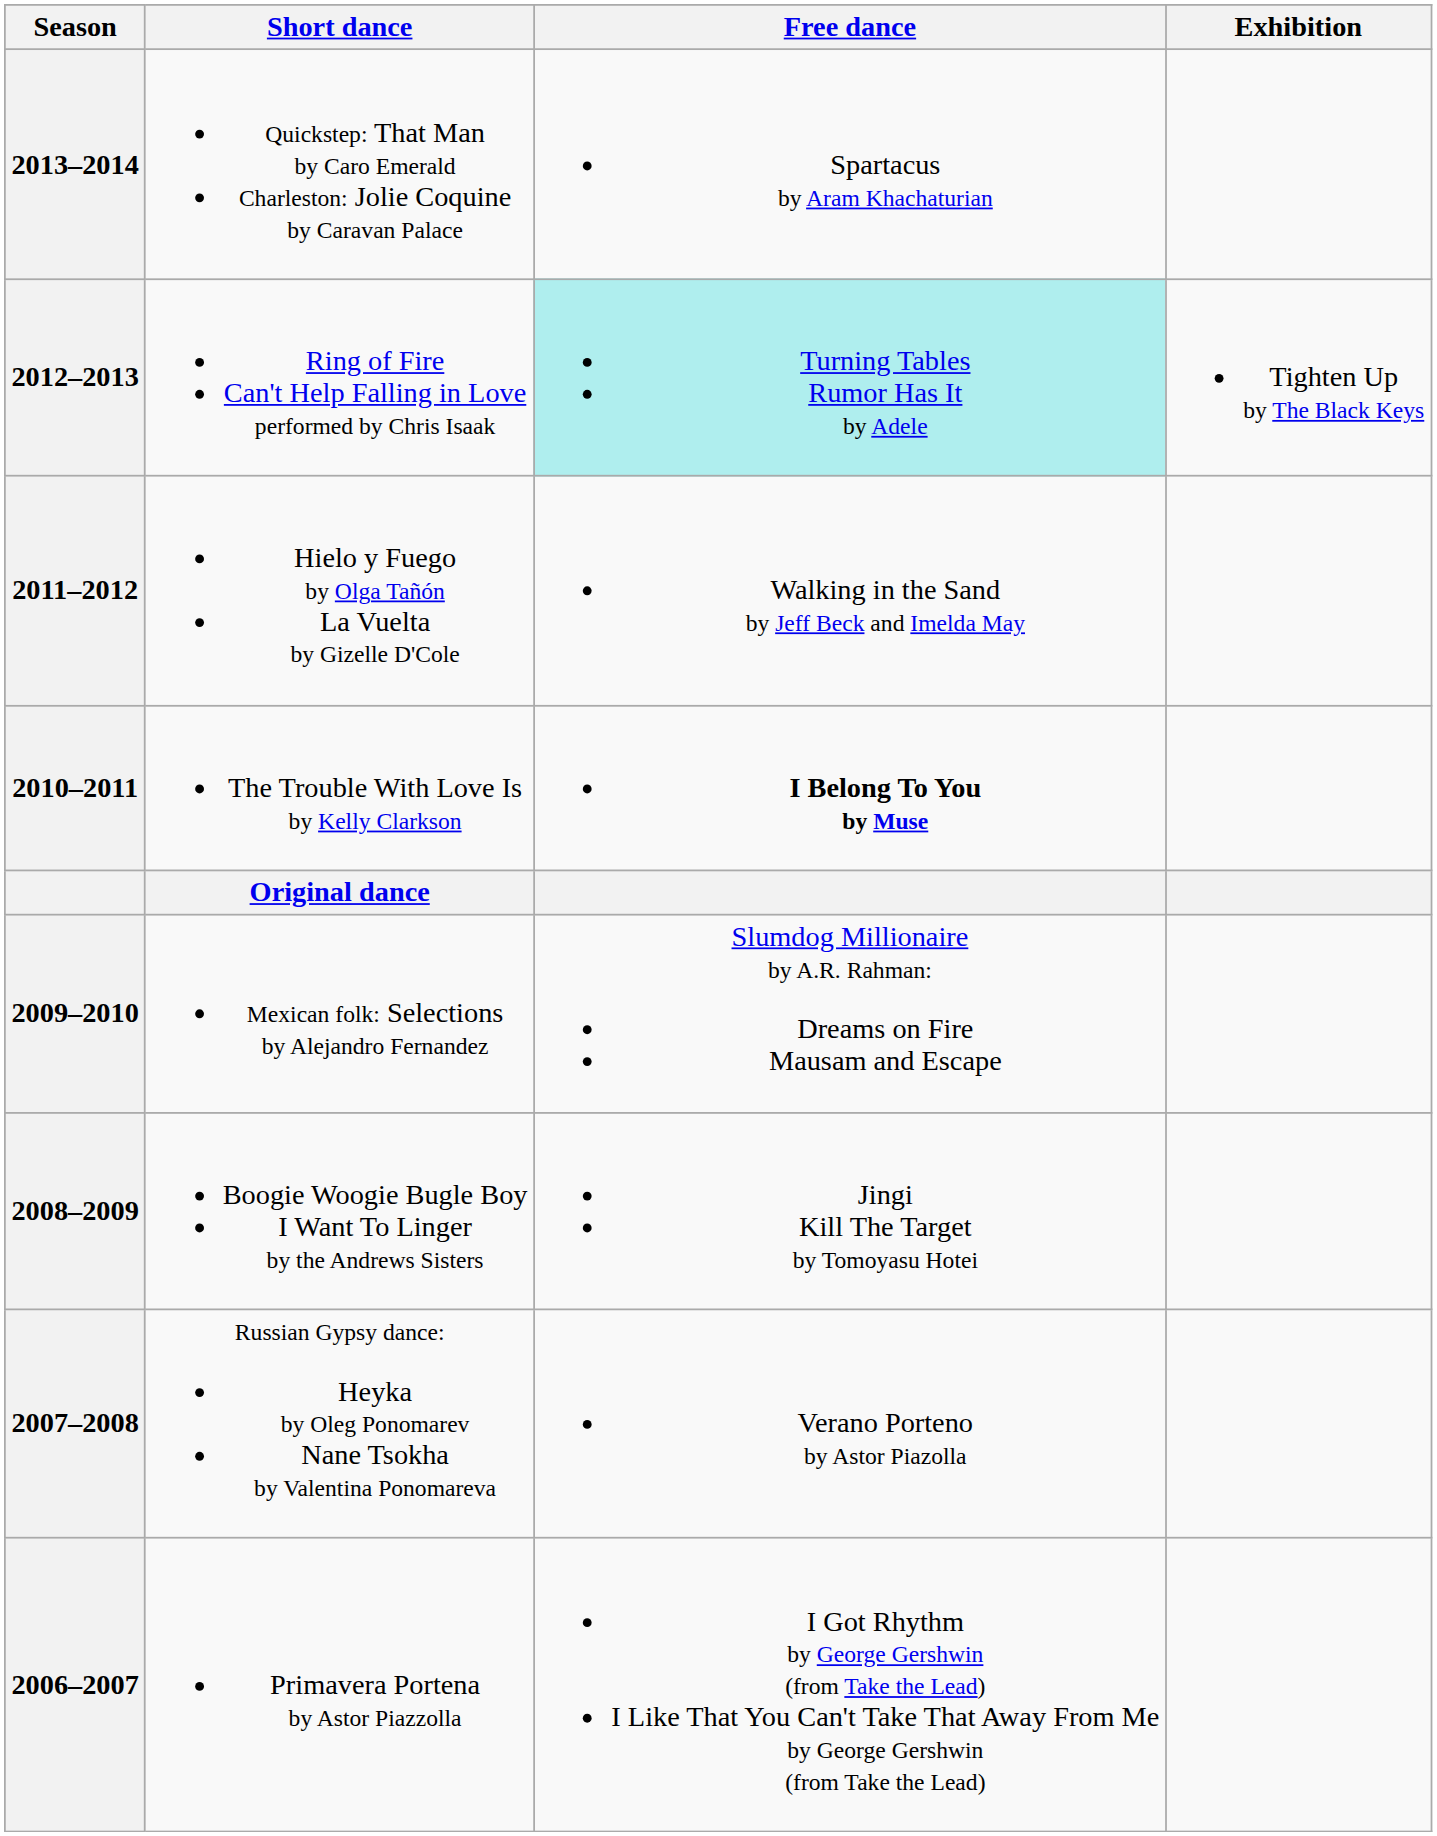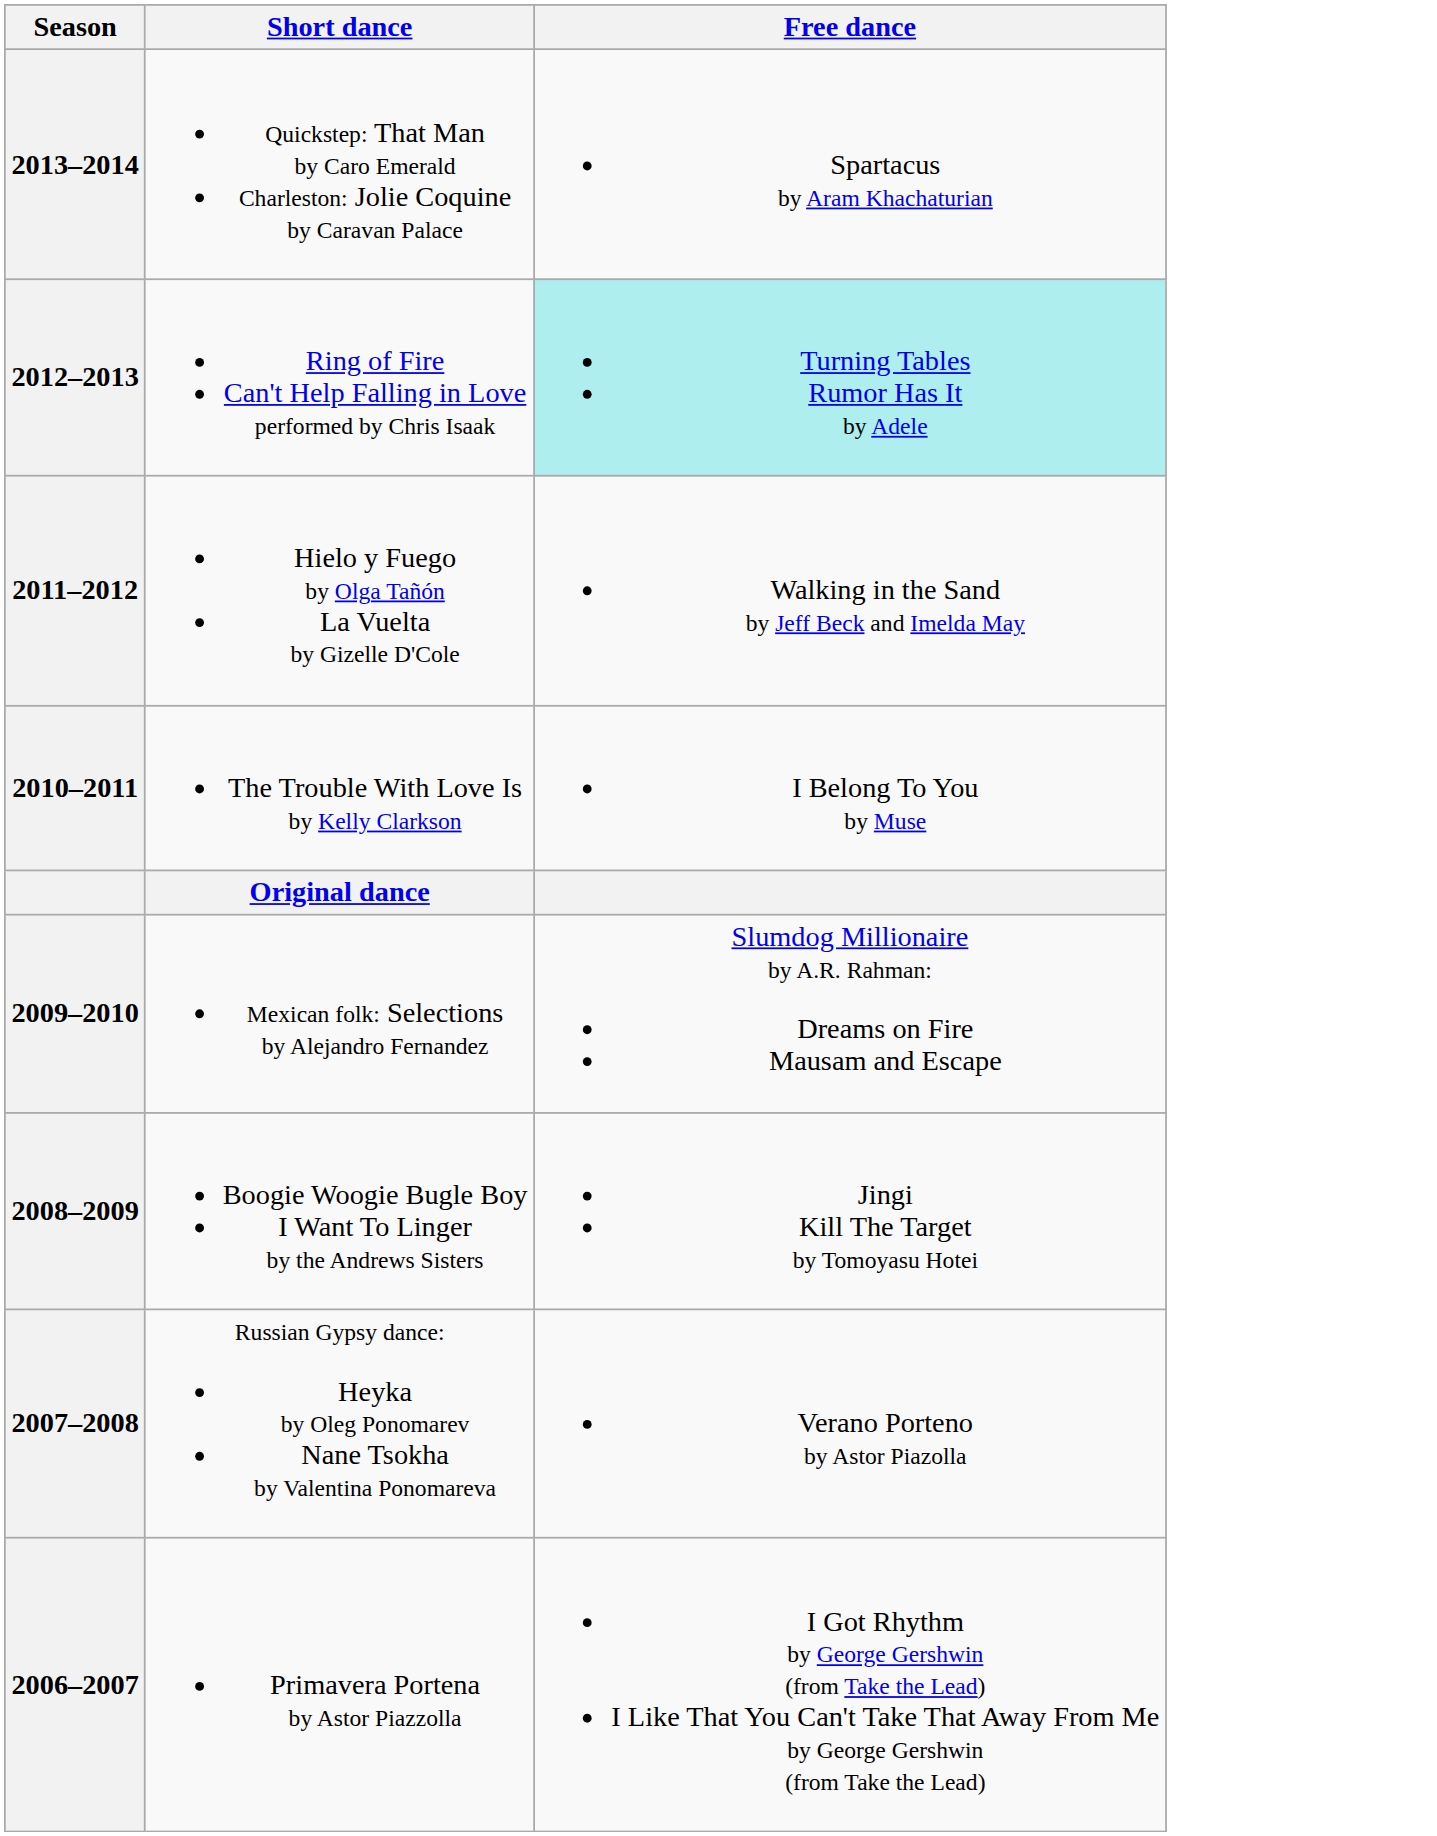- column: (1298, 26)
(850, 803) bold -> (850, 803) normal
